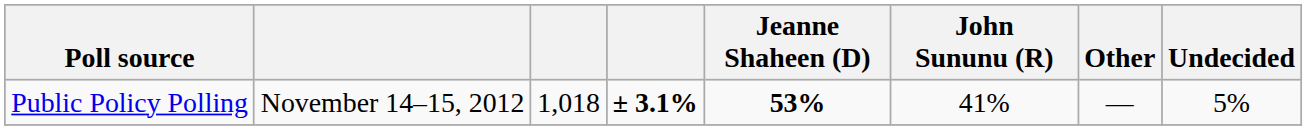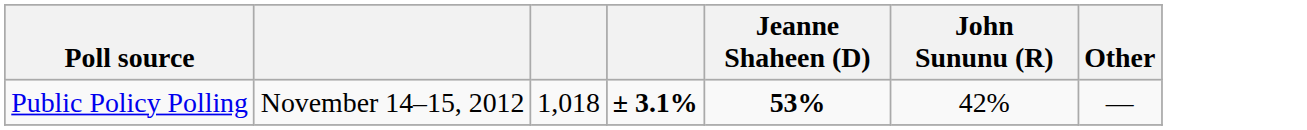- column: (1232, 57)
(984, 102) 41% -> (984, 102) 42%
